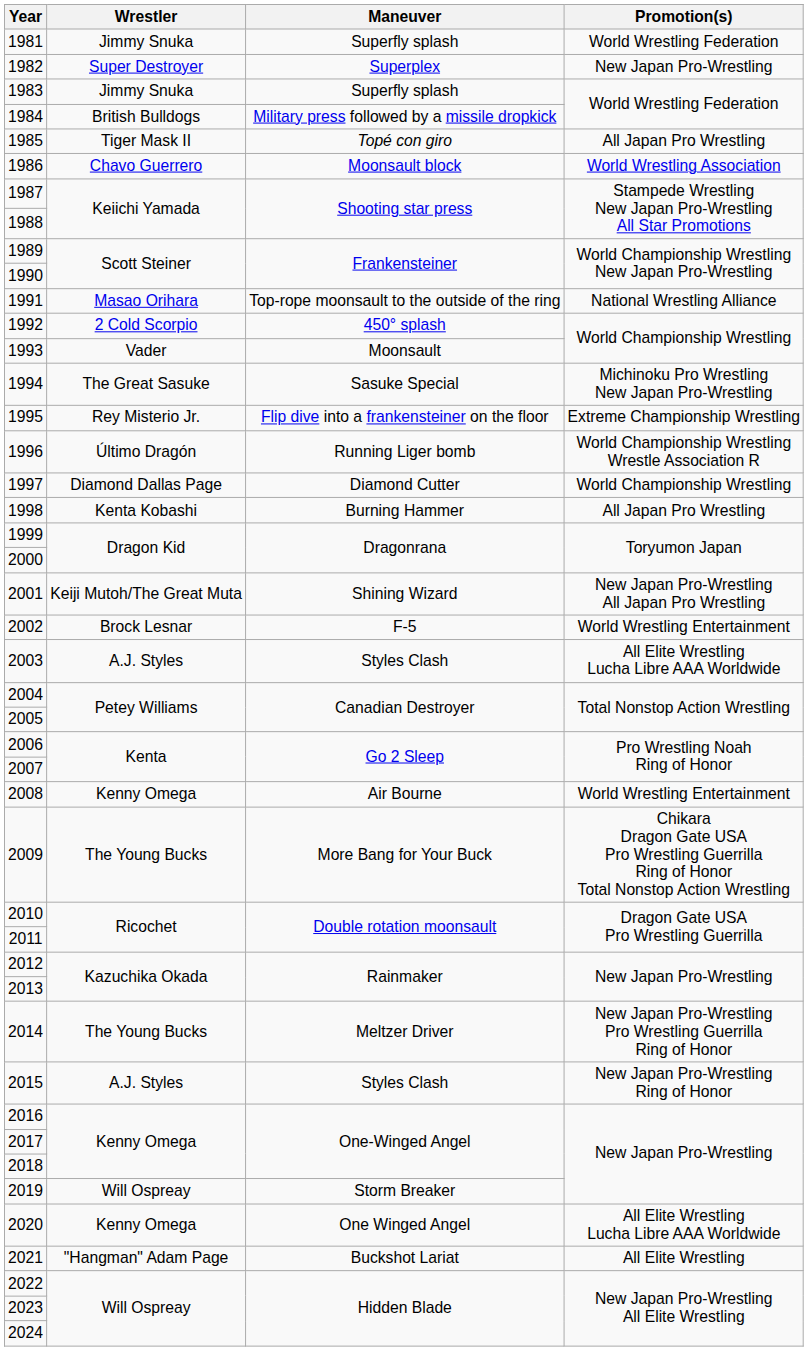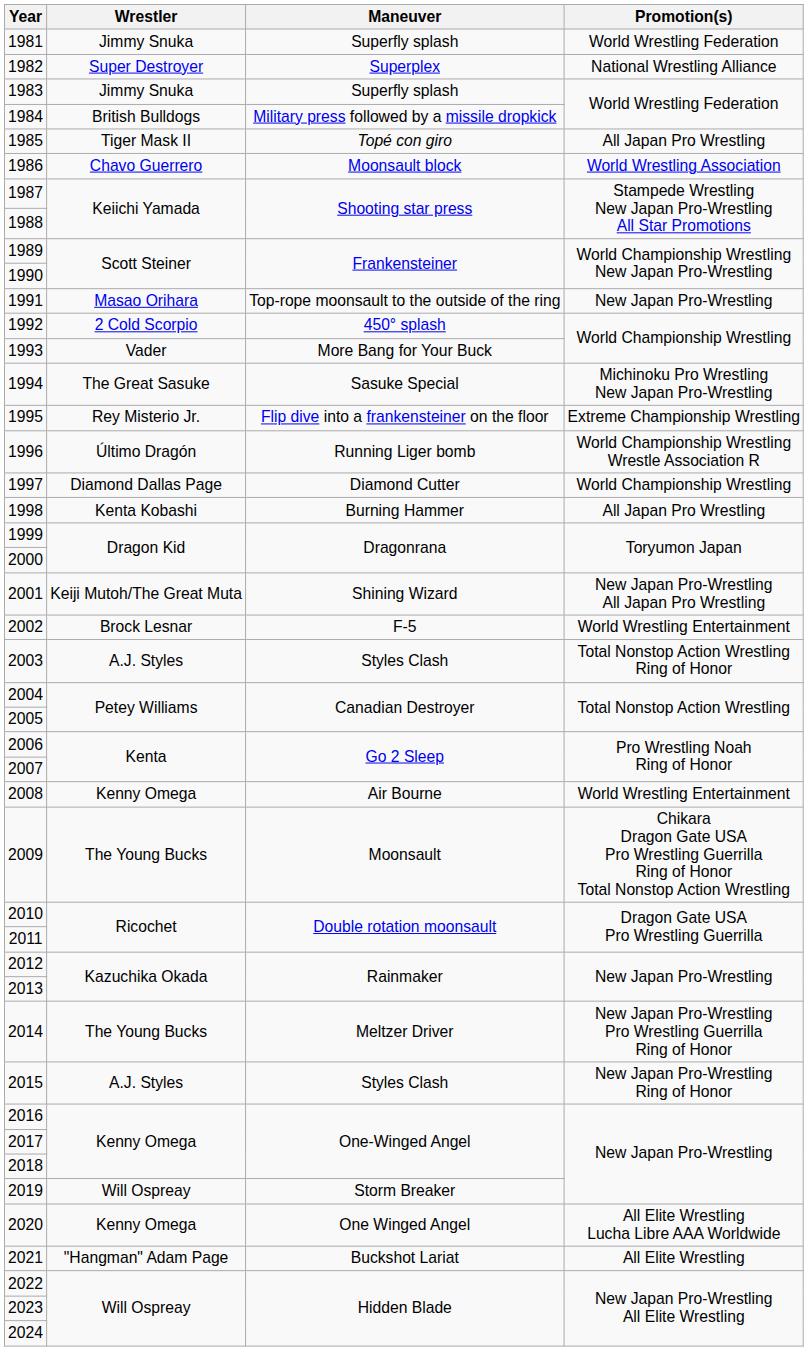(684, 66) New Japan Pro-Wrestling -> (684, 66) National Wrestling Alliance
(684, 300) National Wrestling Alliance -> (684, 300) New Japan Pro-Wrestling
(405, 350) Moonsault -> (405, 350) More Bang for Your Buck
(684, 661) All Elite Wrestling Lucha Libre AAA Worldwide -> (684, 661) Total Nonstop Action Wrestling Ring of Honor
(405, 854) More Bang for Your Buck -> (405, 854) Moonsault
